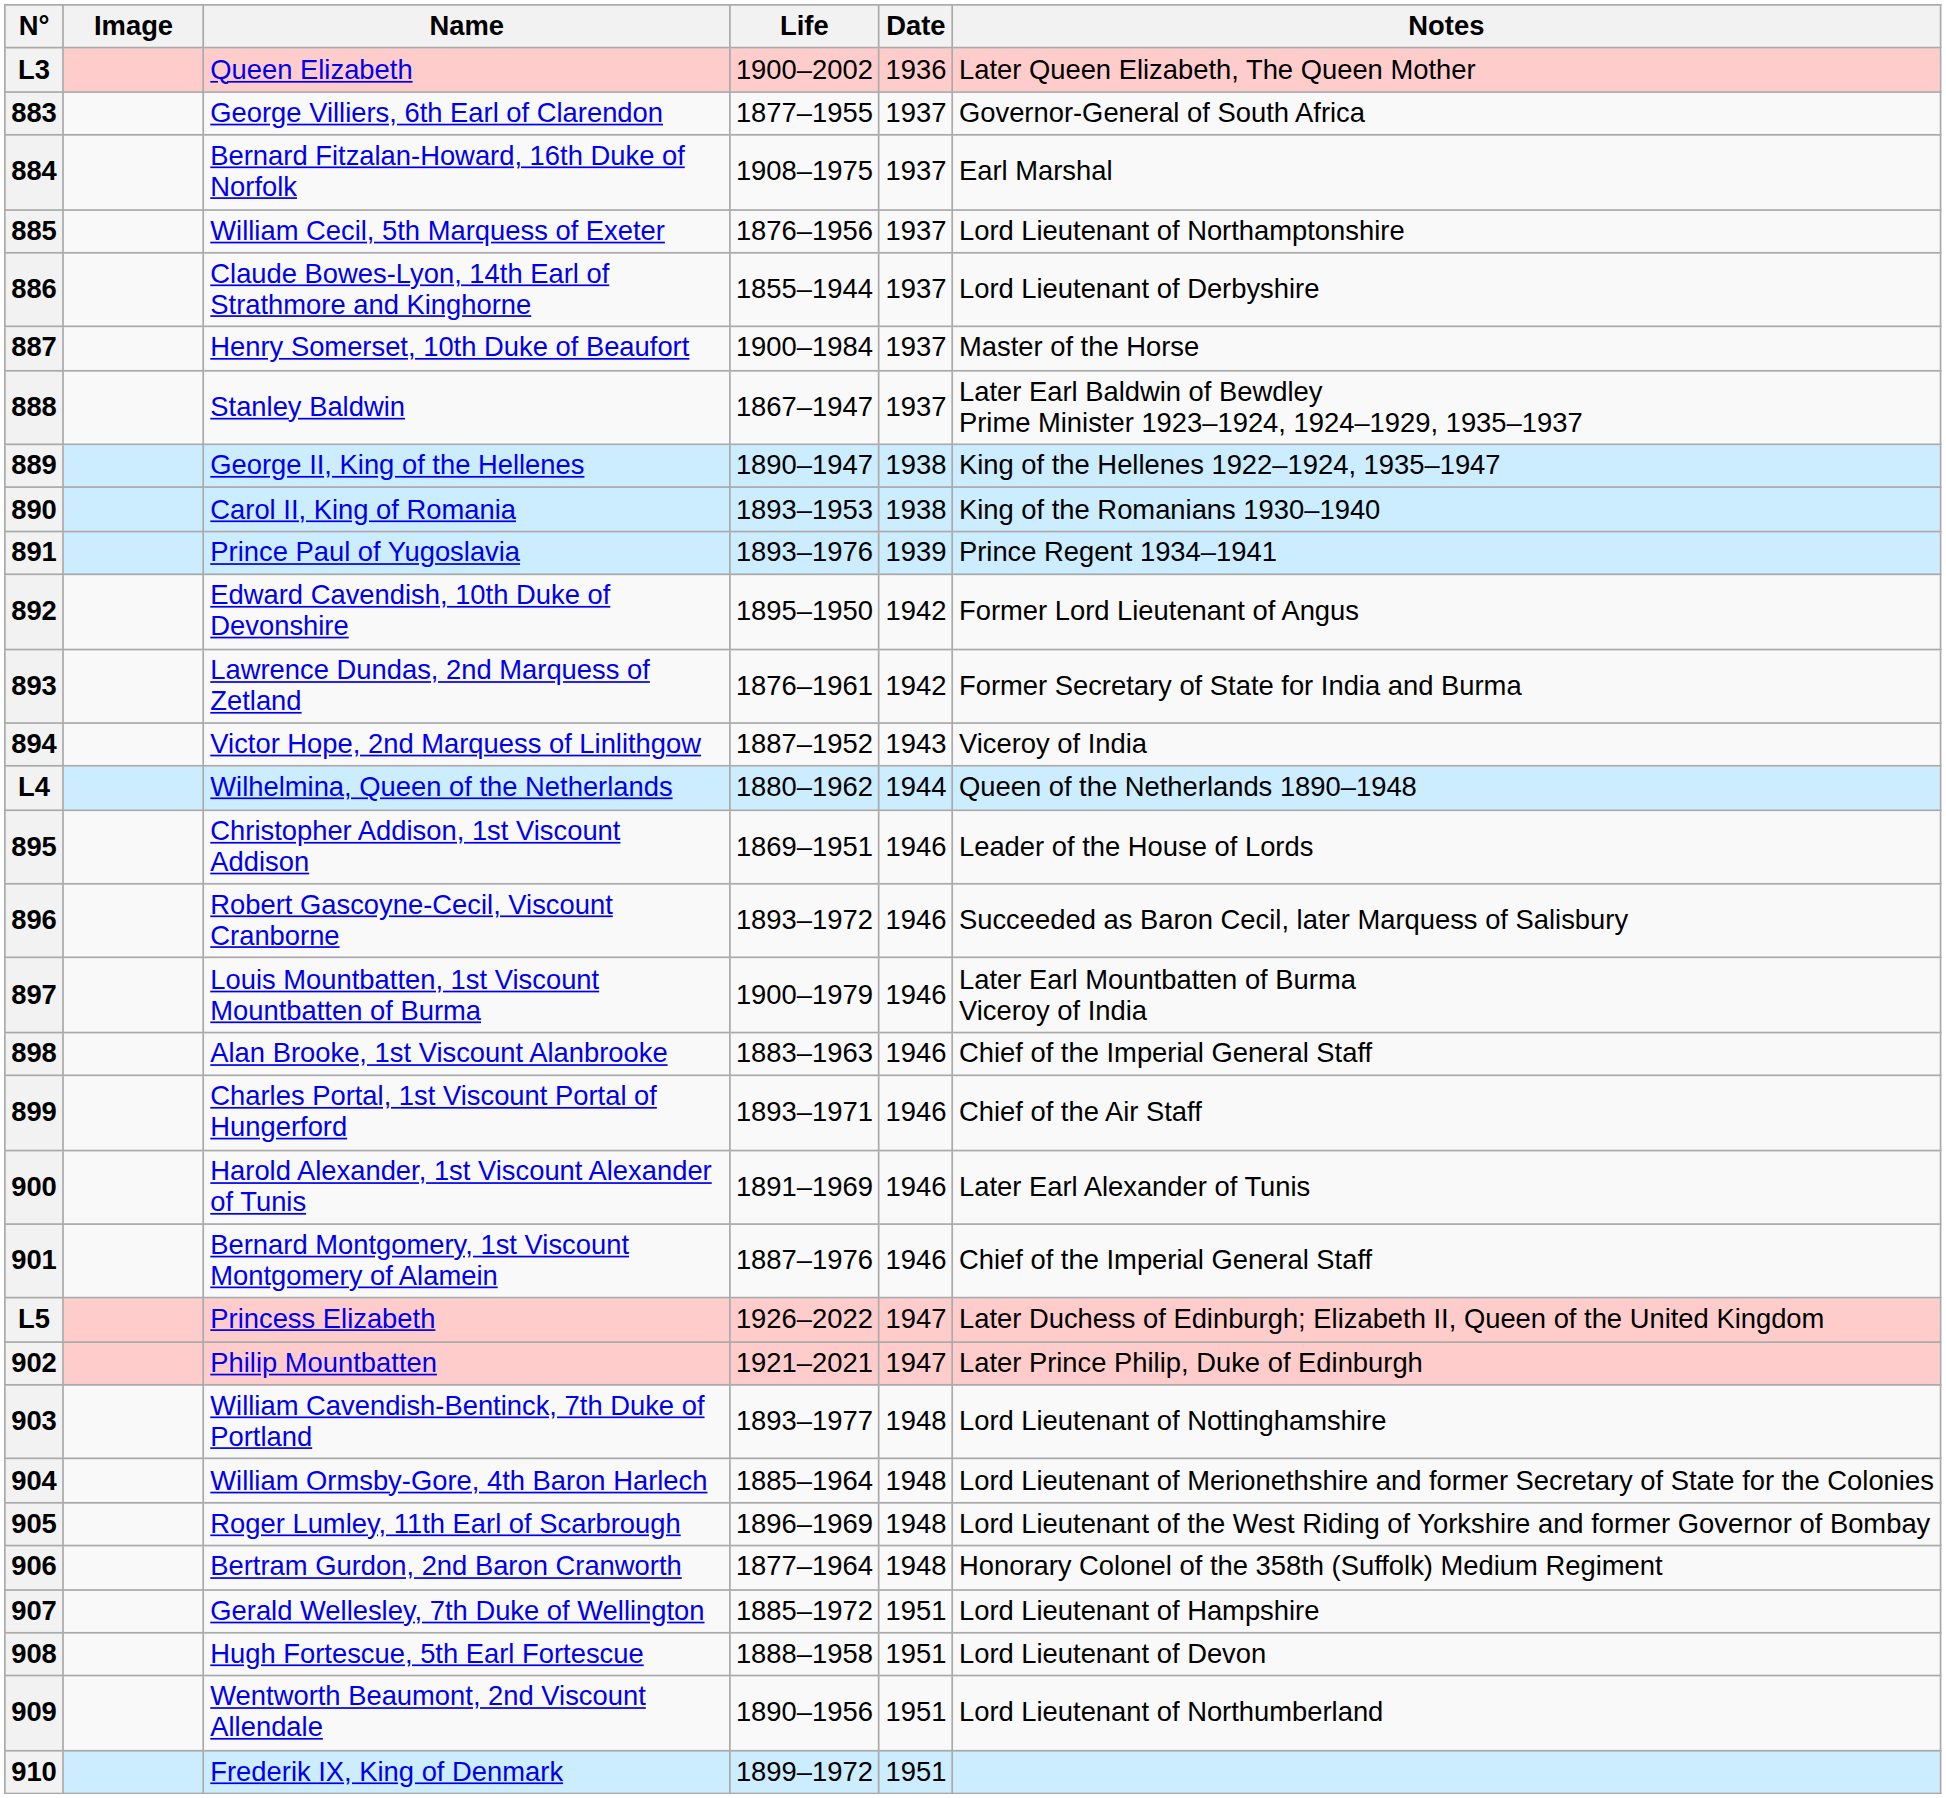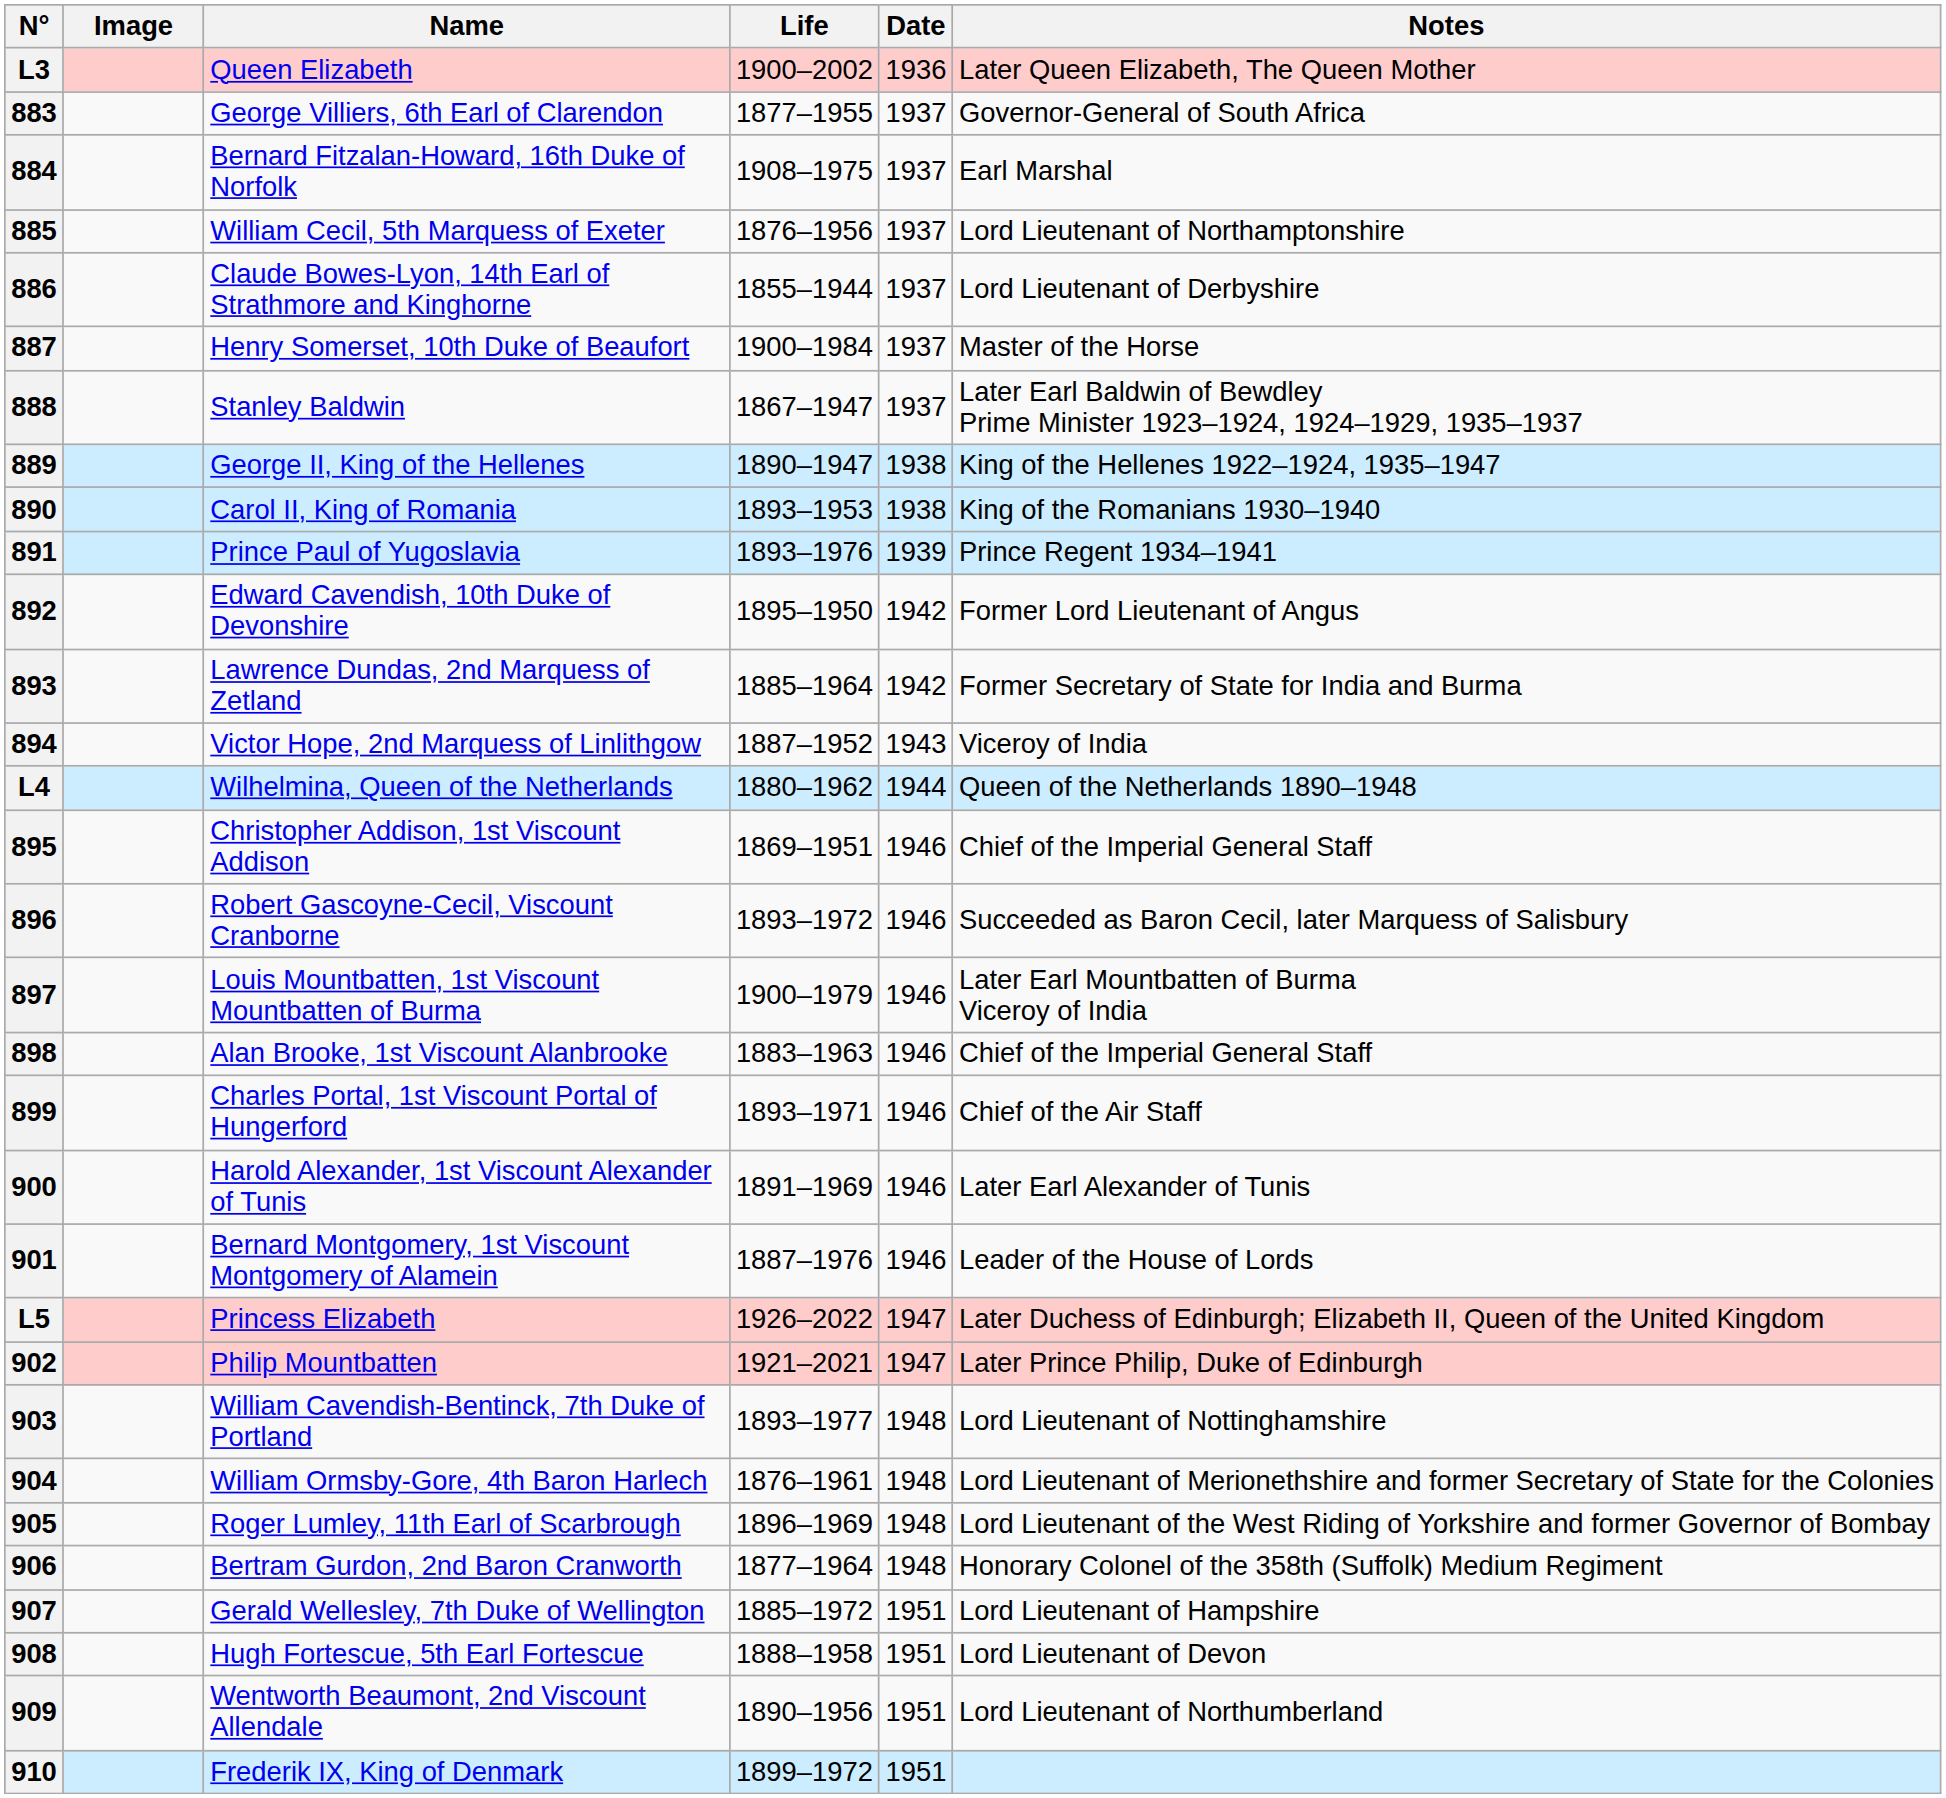(804, 685) 1876–1961 -> (804, 685) 1885–1964
(1136, 846) Leader of the House of Lords -> (1166, 846) Chief of the Imperial General Staff
(1166, 1260) Chief of the Imperial General Staff -> (1136, 1260) Leader of the House of Lords
(804, 1480) 1885–1964 -> (804, 1480) 1876–1961
